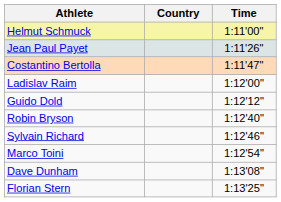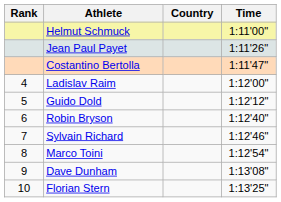+ column: (24, 14)
